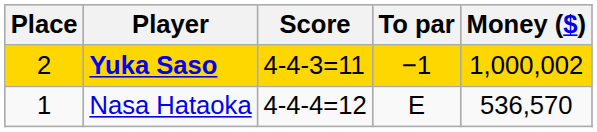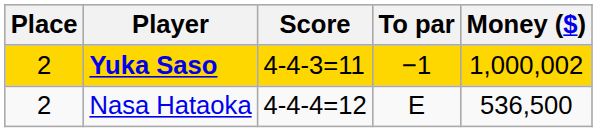(44, 106) 1 -> (44, 106) 2
(526, 106) 536,570 -> (526, 106) 536,500
